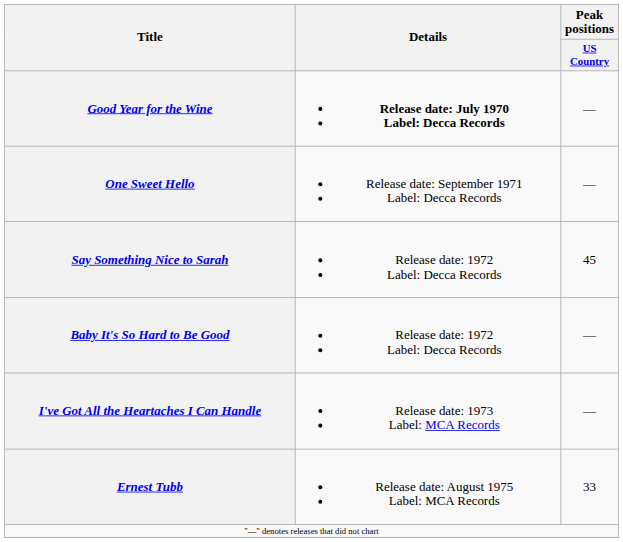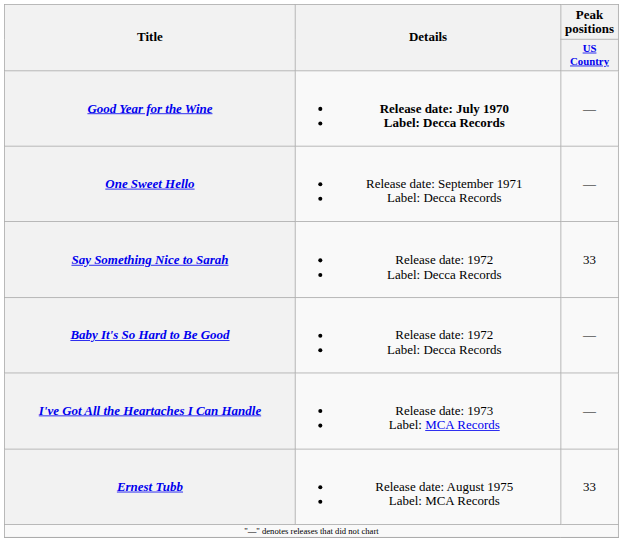(590, 259) 45 -> (590, 259) 33
